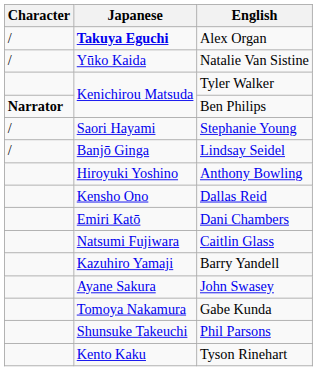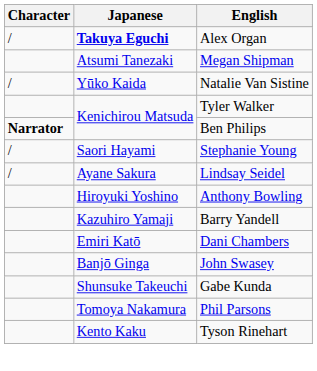+ row: (247, 60)
(113, 151) Banjō Ginga -> (116, 173) Ayane Sakura
- row: (233, 196)
rows swapped: (240, 264) <-> (244, 219)
- row: (237, 241)
(116, 286) Ayane Sakura -> (113, 264) Banjō Ginga
(131, 309) Tomoya Nakamura -> (132, 286) Shunsuke Takeuchi
(132, 331) Shunsuke Takeuchi -> (131, 309) Tomoya Nakamura
